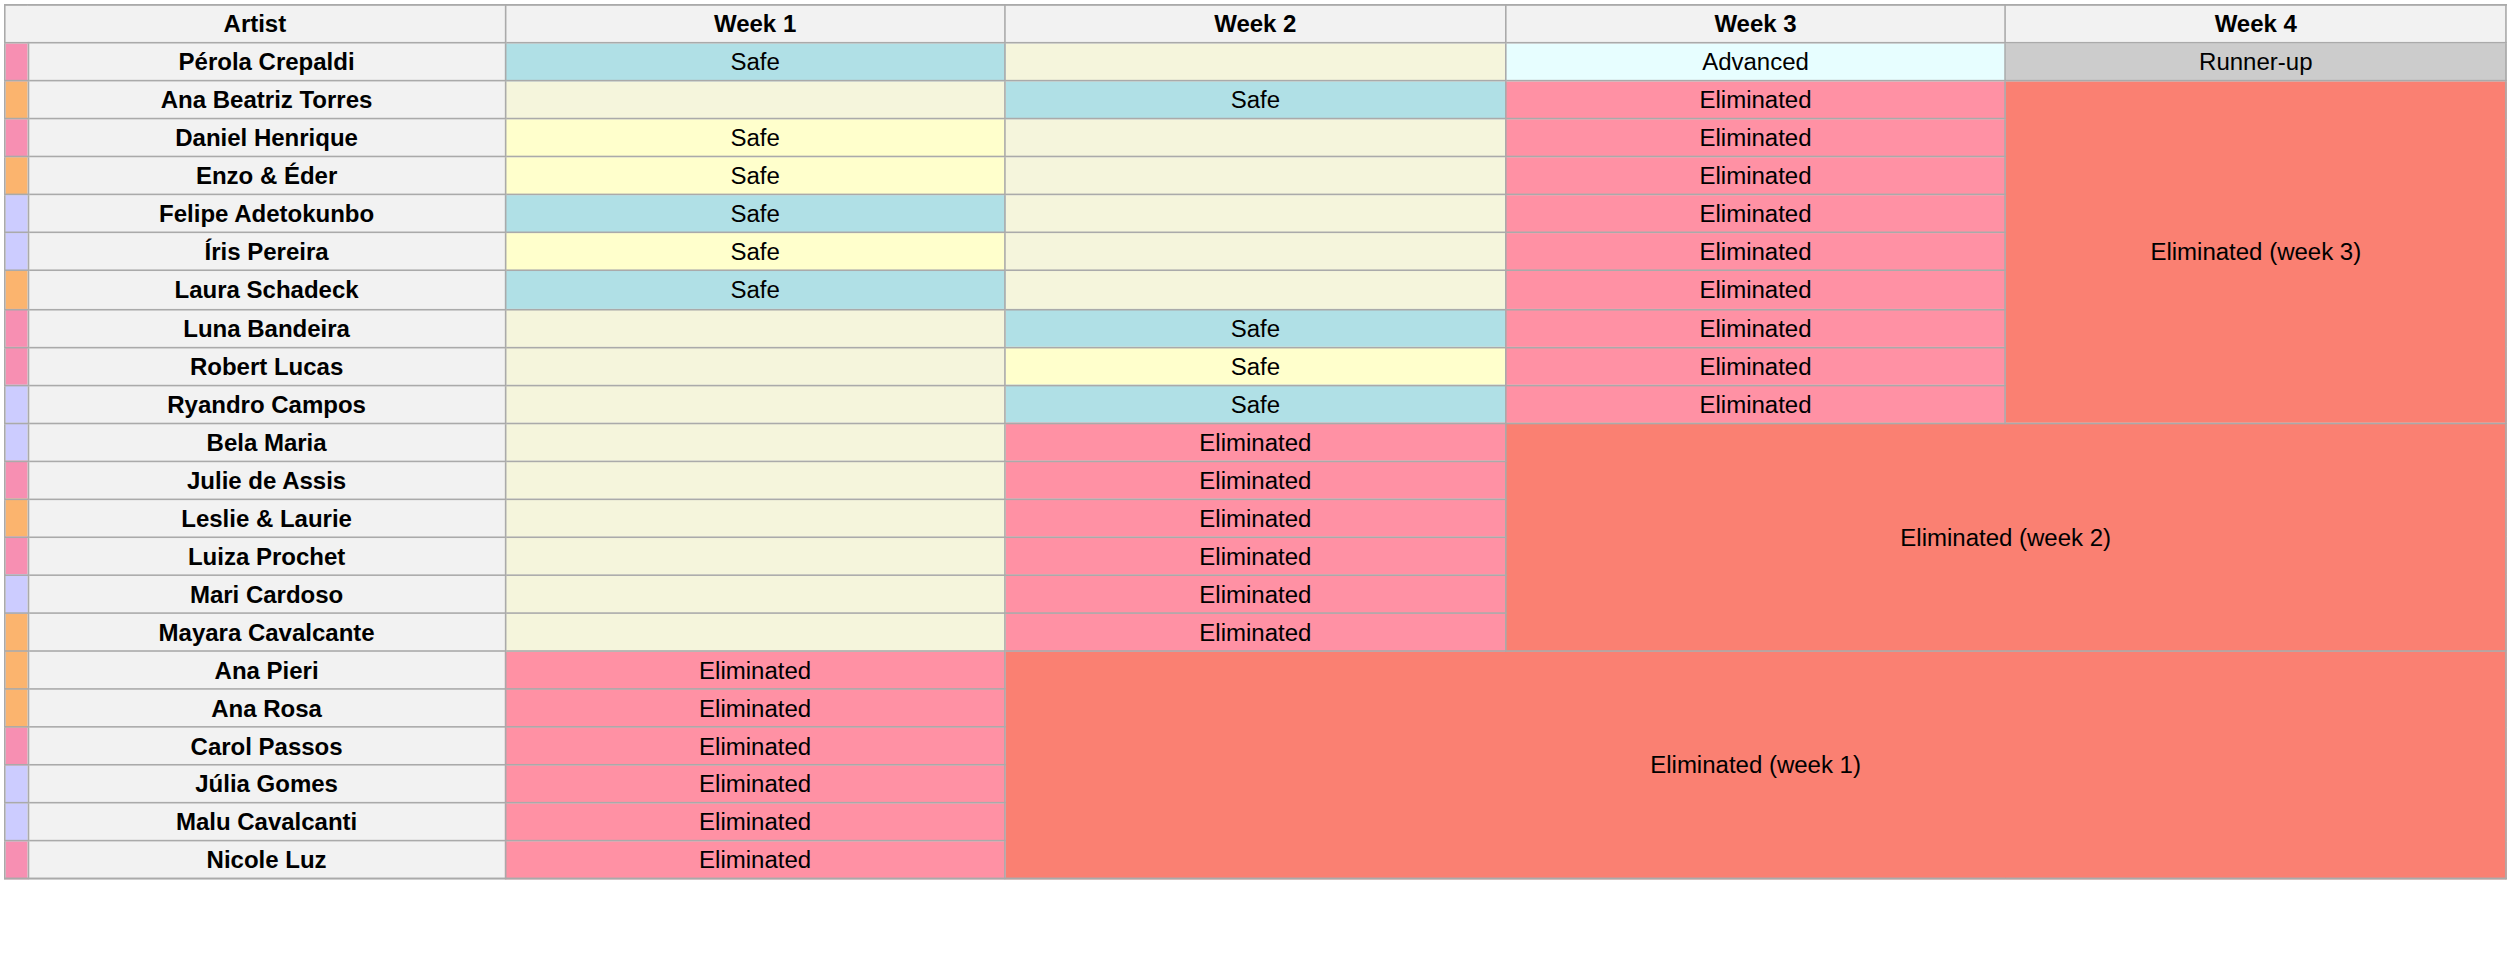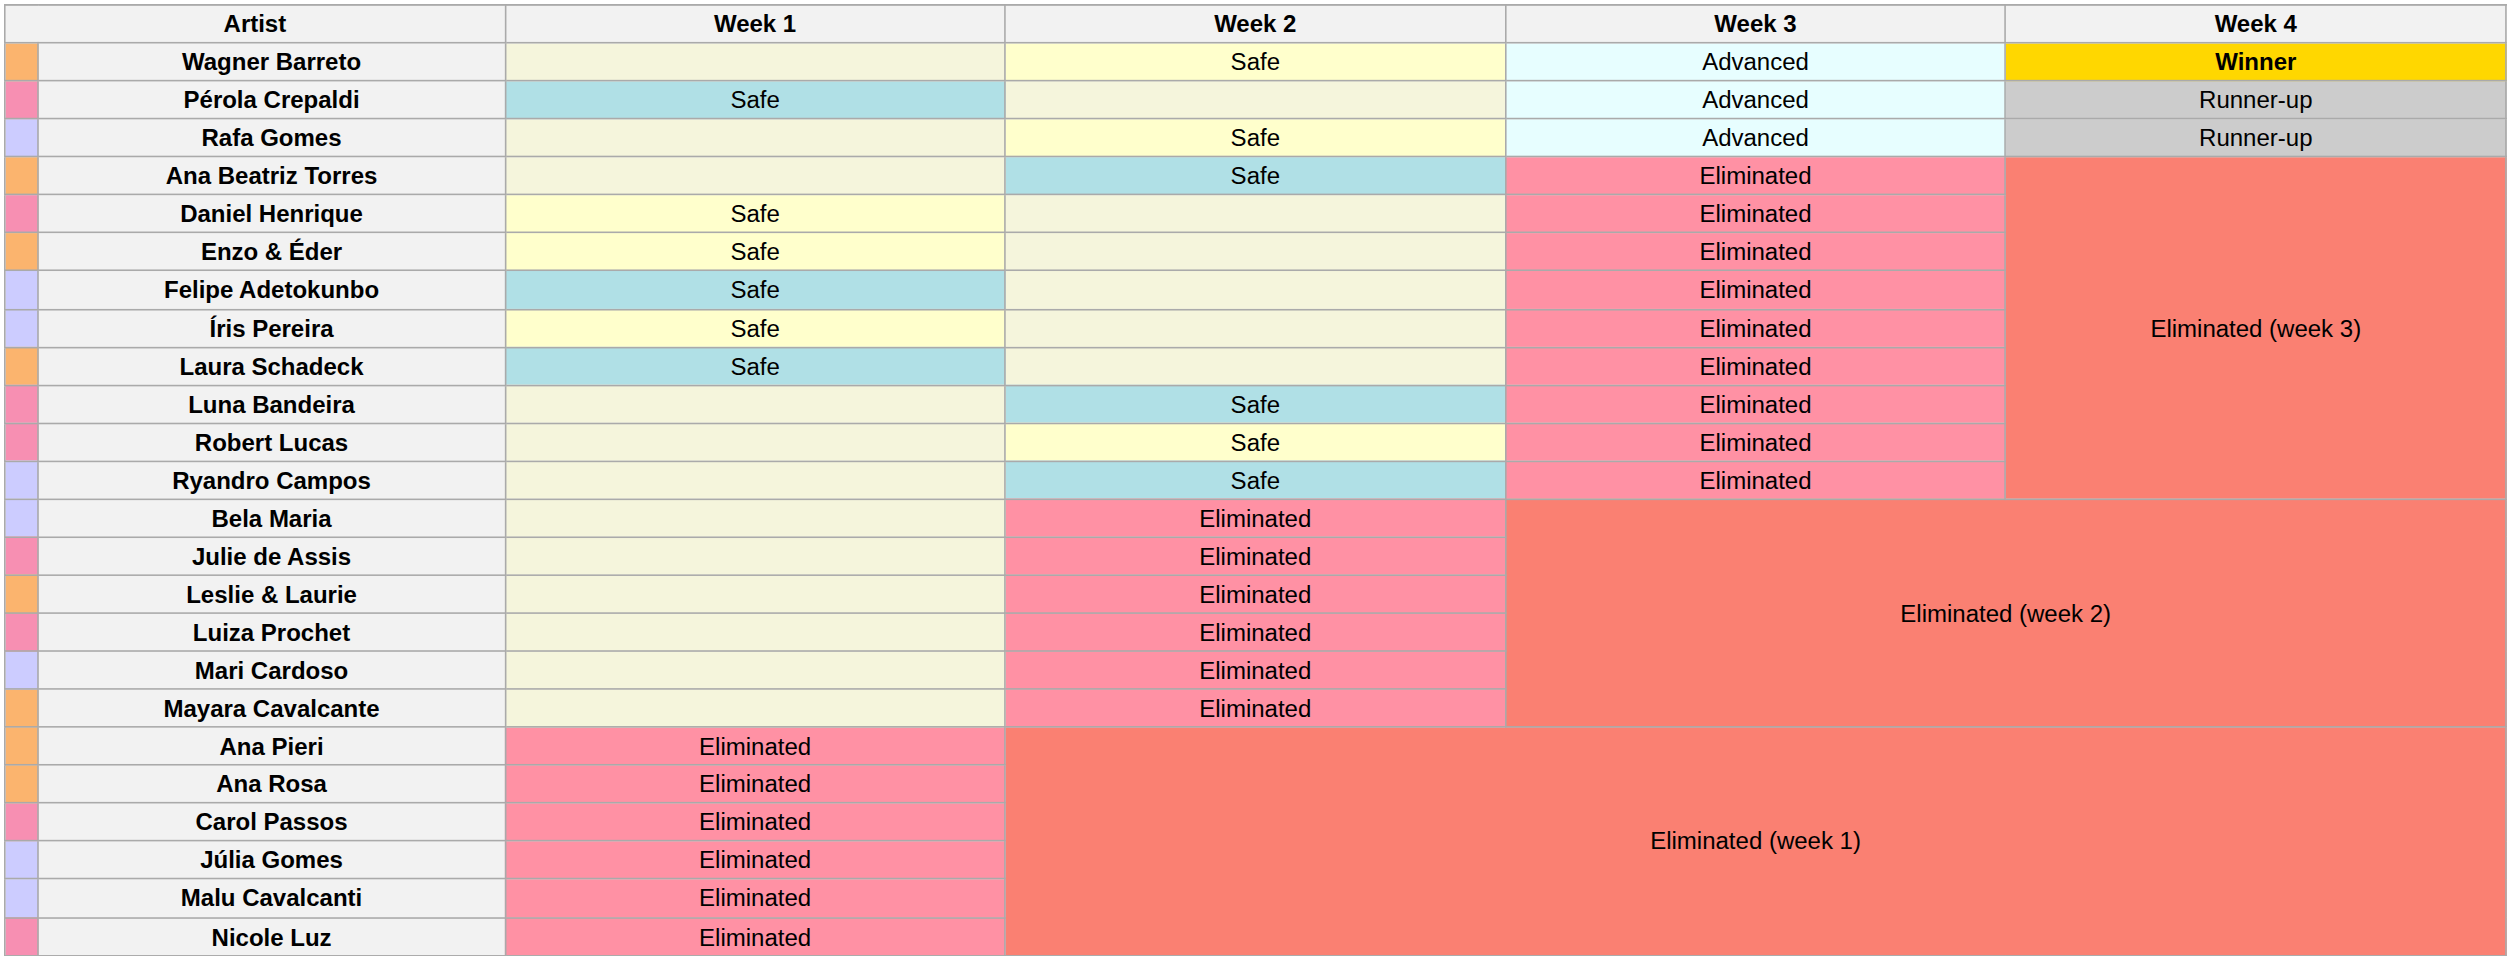+ row: (272, 62)
+ row: (272, 138)
